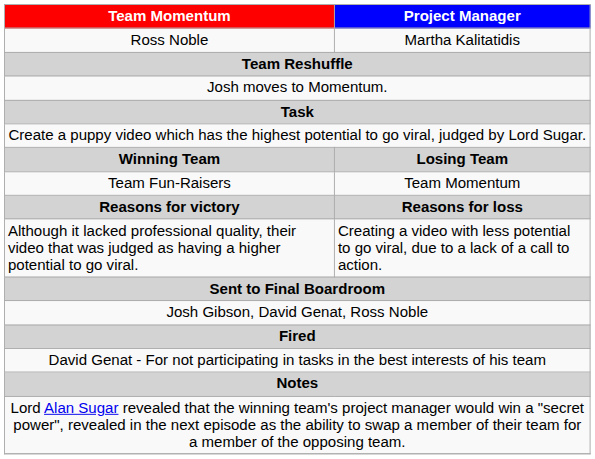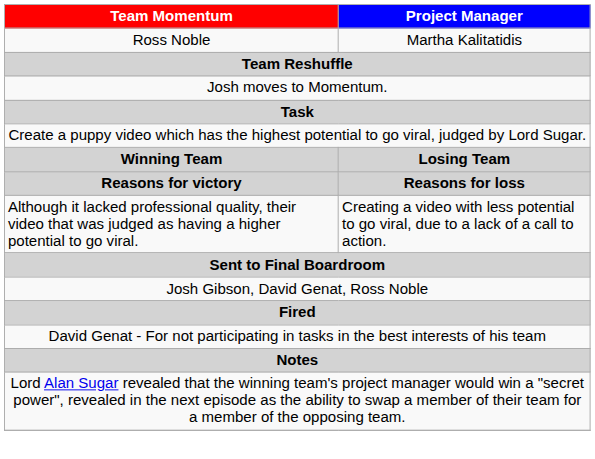- row: (169, 183)
